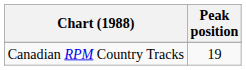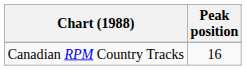(214, 53) 19 -> (214, 53) 16
